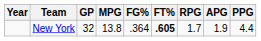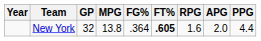(194, 28) 1.7 -> (194, 28) 1.6
(221, 28) 1.9 -> (221, 28) 2.0
